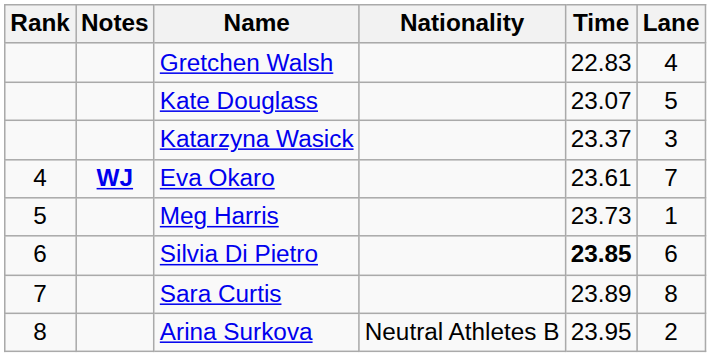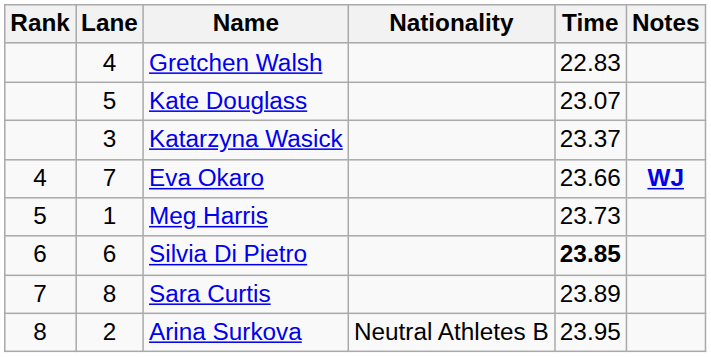columns swapped: (671, 23) <-> (115, 23)
(601, 178) 23.61 -> (590, 178) 23.66
